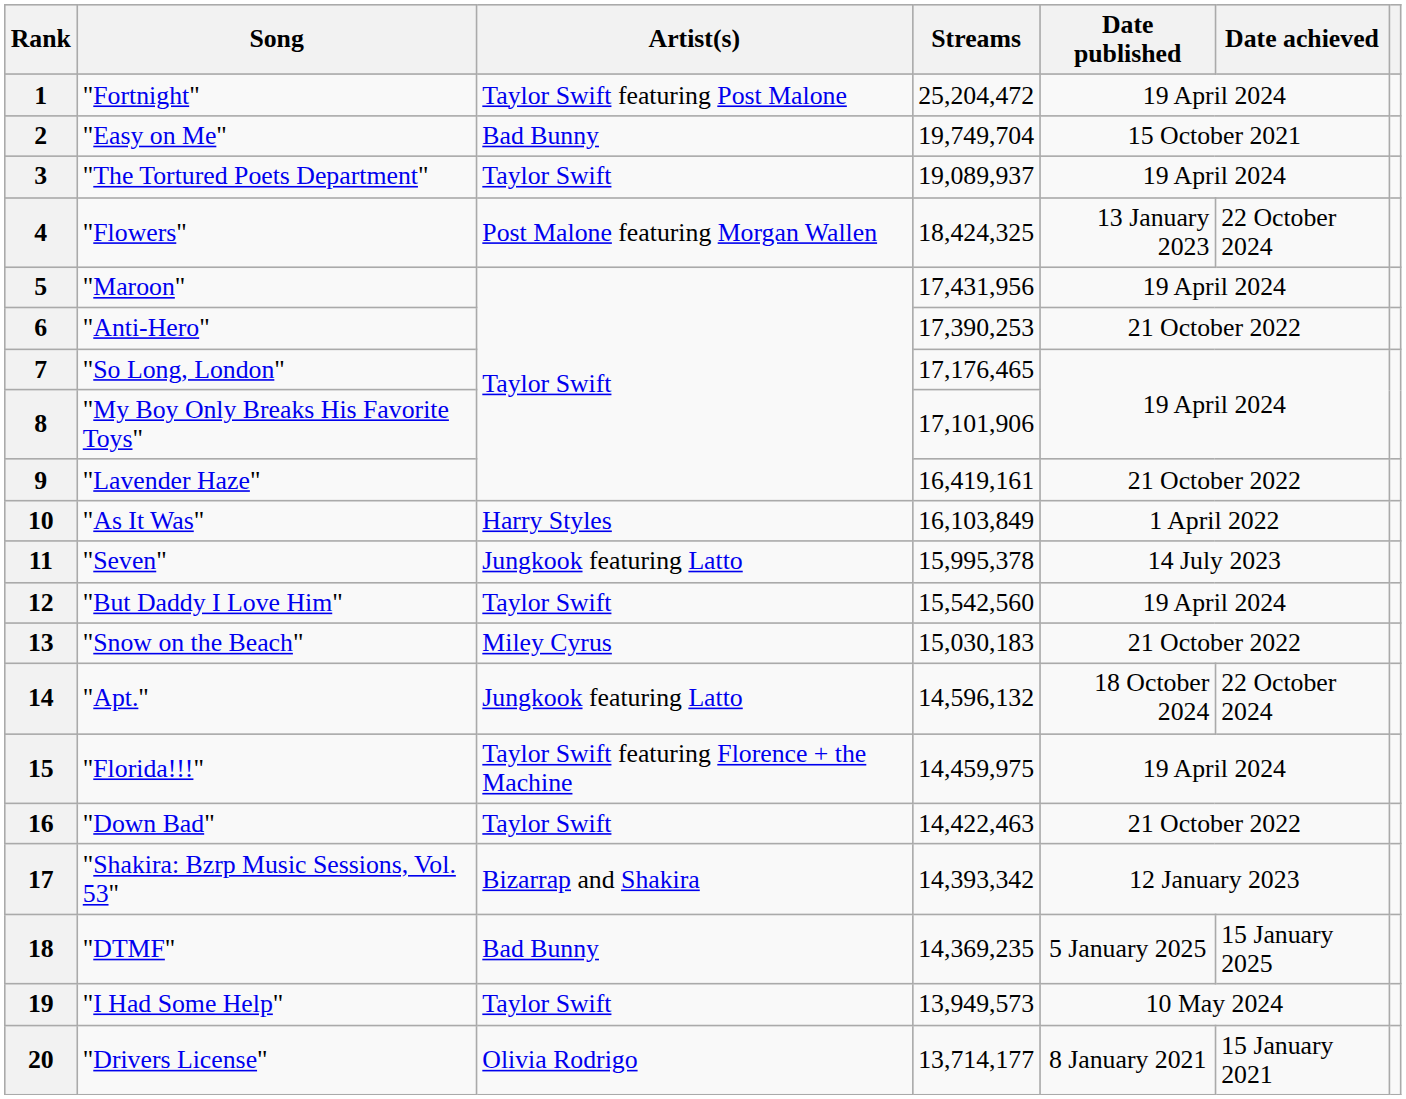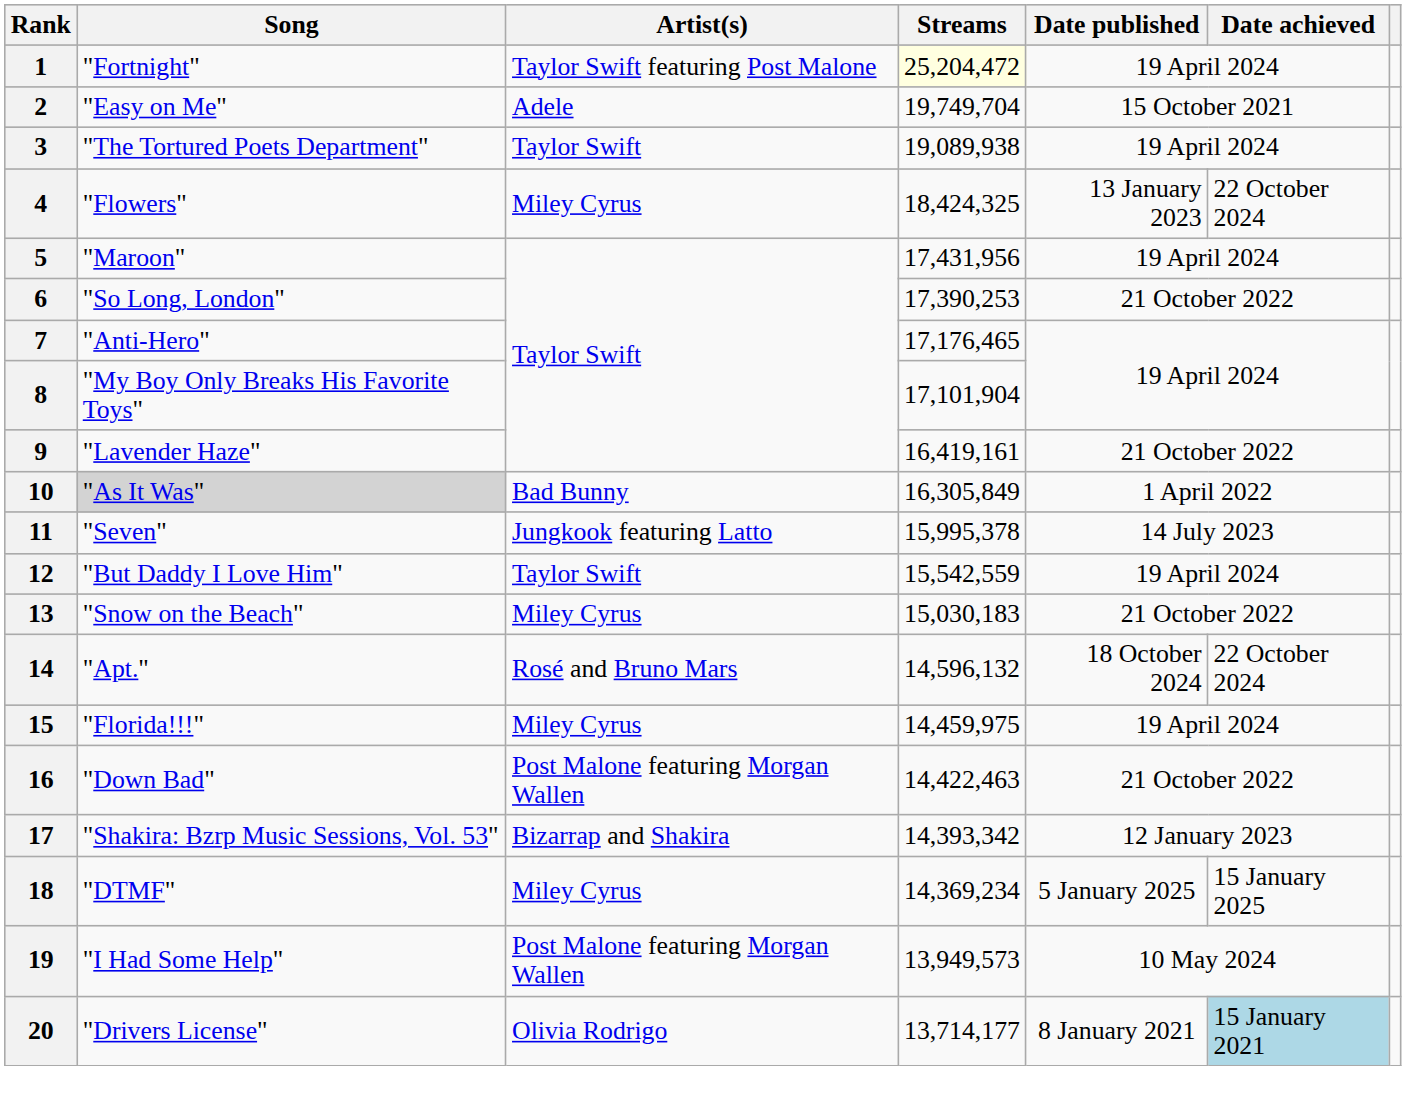(976, 94) no background -> (962, 65) lightyellow background
(541, 135) Bad Bunny -> (543, 106) Adele
(976, 176) 19,089,937 -> (962, 147) 19,089,938
(680, 231) Post Malone featuring Morgan Wallen -> (577, 202) Miley Cyrus
(146, 328) "Anti-Hero" -> (184, 299) "So Long, London"
(184, 368) "So Long, London" -> (146, 339) "Anti-Hero"
(976, 424) 17,101,906 -> (962, 395) 17,101,904
(144, 520) no background -> (144, 491) lightgrey background
(547, 520) Harry Styles -> (570, 491) Bad Bunny
(976, 520) 16,103,849 -> (962, 491) 16,305,849
(976, 602) 15,542,560 -> (962, 573) 15,542,559
(613, 698) Jungkook featuring Latto -> (625, 669) Rosé and Bruno Mars
(674, 768) Taylor Swift featuring Florence + the Machine -> (577, 724) Miley Cyrus
(547, 823) Taylor Swift -> (670, 780) Post Malone featuring Morgan Wallen
(541, 948) Bad Bunny -> (577, 890) Miley Cyrus
(976, 948) 14,369,235 -> (962, 890) 14,369,234
(547, 1004) Taylor Swift -> (670, 960) Post Malone featuring Morgan Wallen
(1277, 1059) no background -> (1270, 1030) lightblue background
